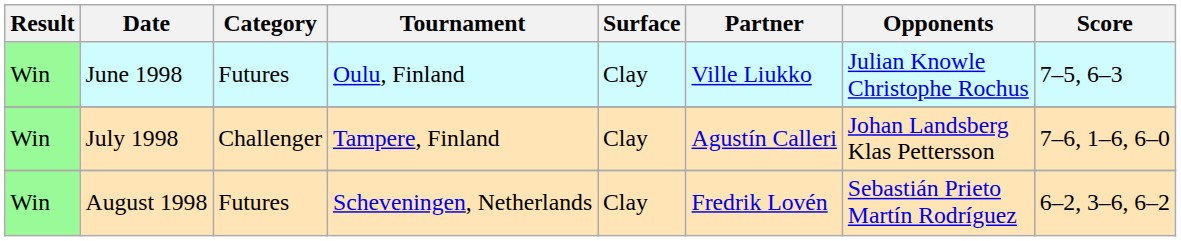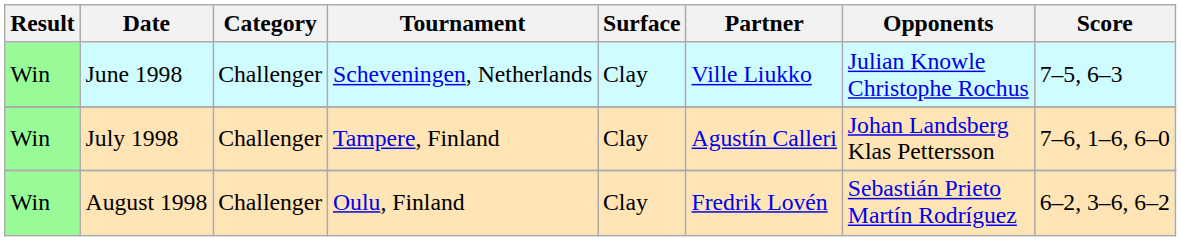(254, 74) Futures -> (270, 74) Challenger
(399, 74) Oulu, Finland -> (463, 74) Scheveningen, Netherlands
(254, 202) Futures -> (270, 202) Challenger
(463, 202) Scheveningen, Netherlands -> (399, 202) Oulu, Finland
